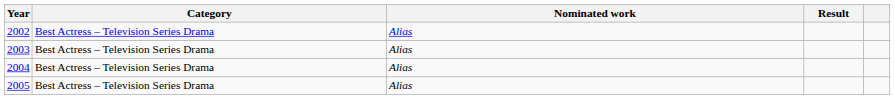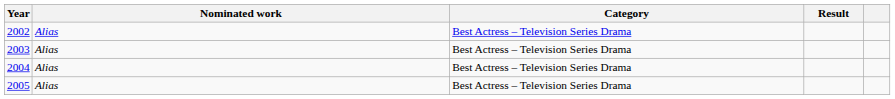columns swapped: (209, 13) <-> (595, 13)
